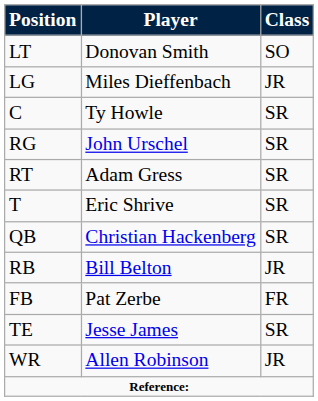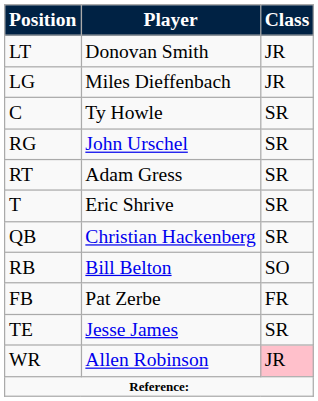(277, 50) SO -> (275, 50) JR
(275, 267) JR -> (277, 267) SO
(275, 360) no background -> (275, 360) pink background
